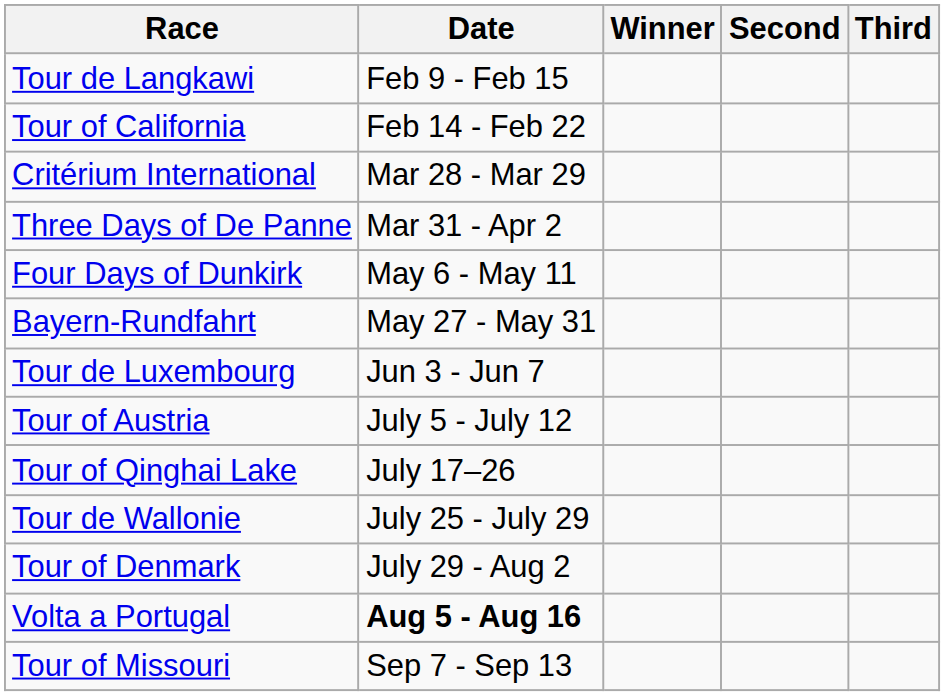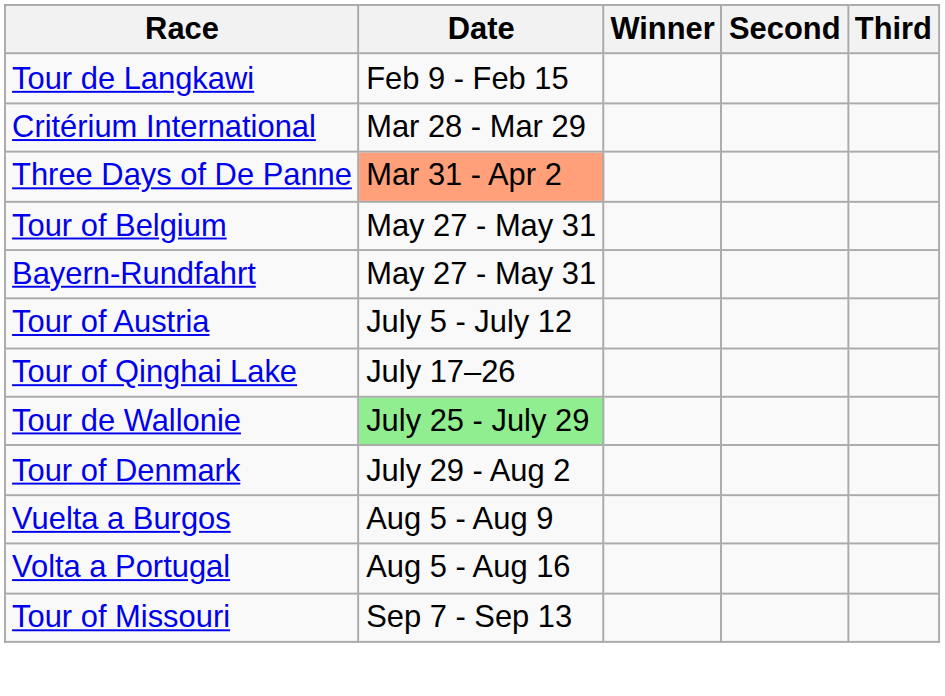- row: (129, 126)
(464, 224) no background -> (464, 175) lightsalmon background
- row: (157, 273)
+ row: (119, 224)
- row: (154, 371)
(478, 518) no background -> (478, 420) lightgreen background
+ row: (121, 518)
(474, 616) bold -> (468, 567) normal
